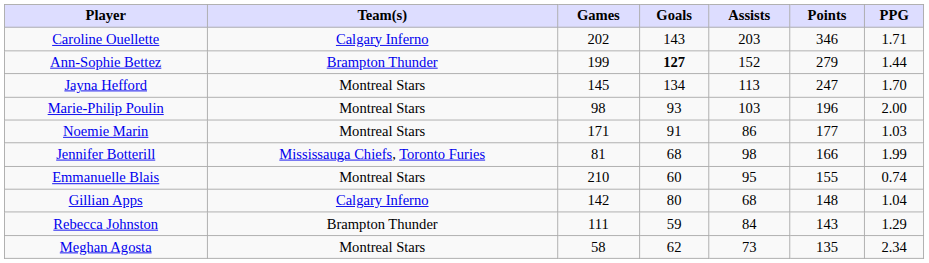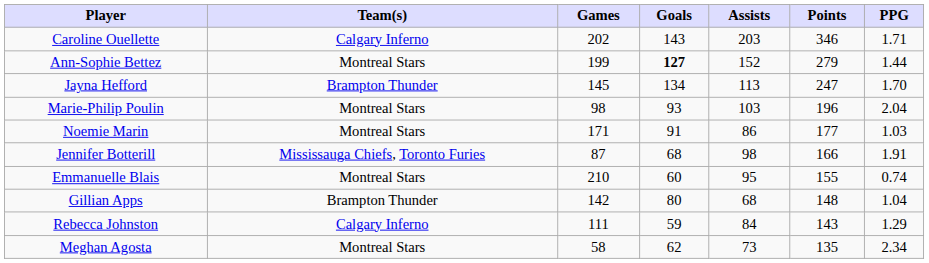(382, 62) Brampton Thunder -> (382, 62) Montreal Stars
(382, 85) Montreal Stars -> (382, 85) Brampton Thunder
(894, 108) 2.00 -> (894, 108) 2.04
(598, 154) 81 -> (598, 154) 87
(894, 154) 1.99 -> (894, 154) 1.91
(382, 200) Calgary Inferno -> (382, 200) Brampton Thunder
(382, 223) Brampton Thunder -> (382, 223) Calgary Inferno
